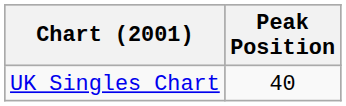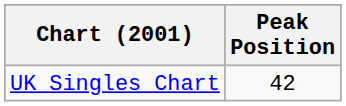(283, 83) 40 -> (283, 83) 42
